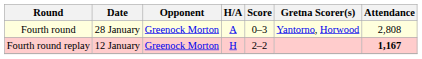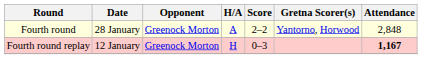(259, 29) 0–3 -> (259, 29) 2–2
(390, 29) 2,808 -> (390, 29) 2,848
(259, 45) 2–2 -> (259, 45) 0–3
